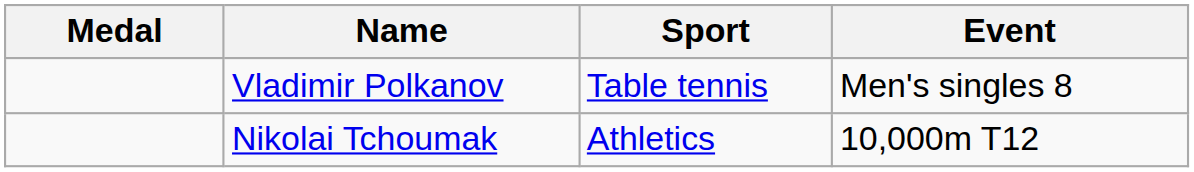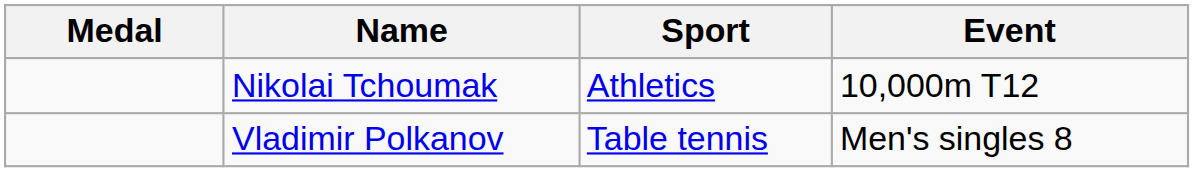rows swapped: (365, 138) <-> (368, 85)
